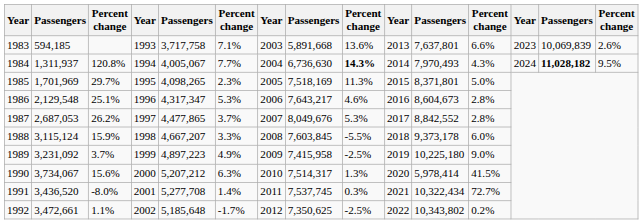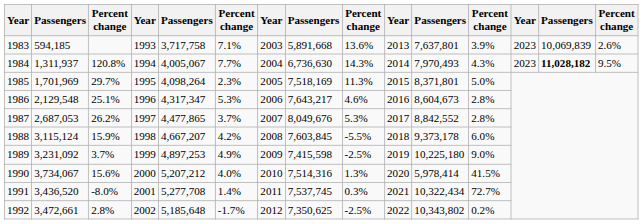(483, 45) 6.6% -> (483, 45) 3.9%
(360, 63) bold -> (359, 63) normal
(525, 63) 2024 -> (525, 63) 2023
(183, 81) 4,098,265 -> (183, 81) 4,098,264
(229, 136) 3.3% -> (229, 136) 4.2%
(183, 155) 4,897,223 -> (183, 155) 4,897,253
(310, 155) 7,415,958 -> (310, 155) 7,415,598
(229, 173) 6.3% -> (229, 173) 4.0%
(310, 173) 7,514,317 -> (310, 173) 7,514,316
(103, 209) 1.1% -> (103, 209) 2.8%
